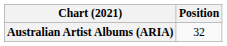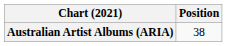(199, 32) 32 -> (199, 32) 38
